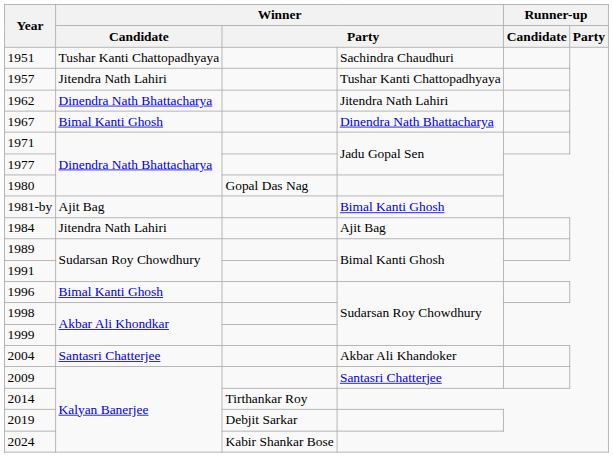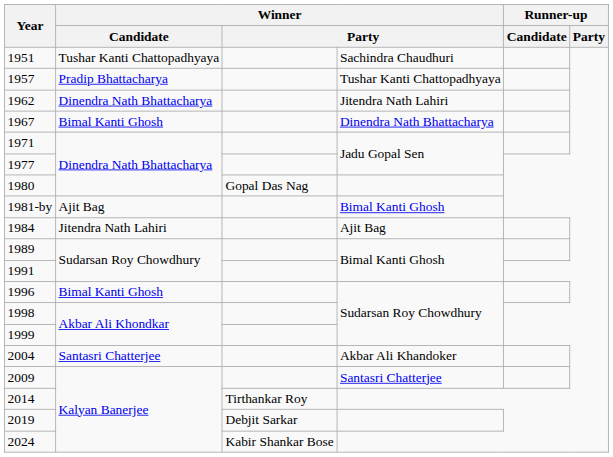(113, 79) Jitendra Nath Lahiri -> (113, 79) Pradip Bhattacharya
